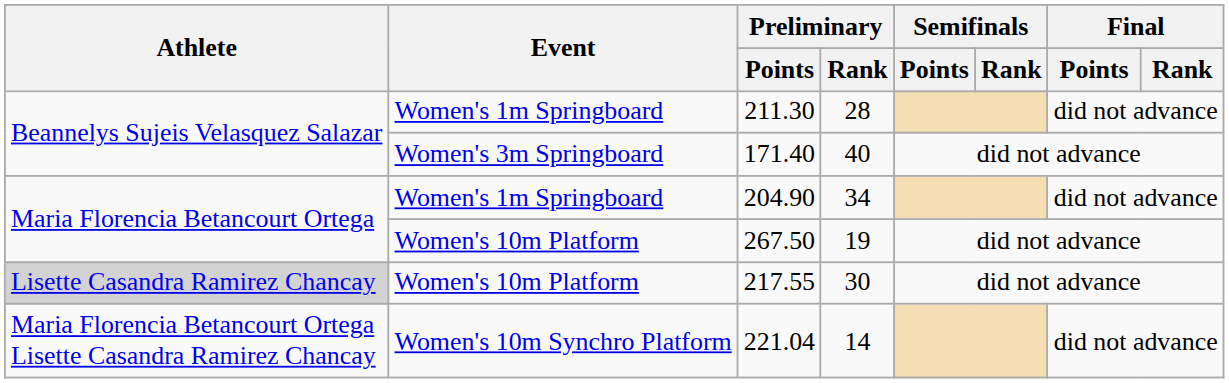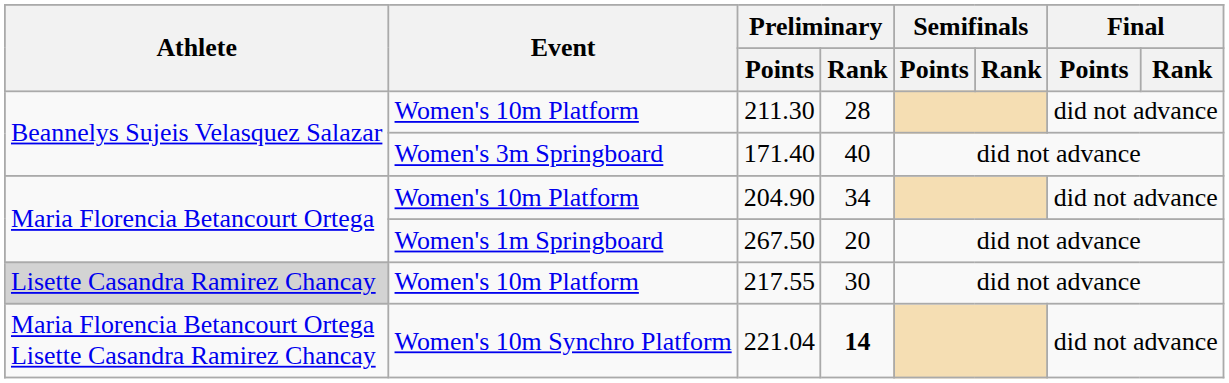(529, 111) Women's 1m Springboard -> (517, 111) Women's 10m Platform
(529, 197) Women's 1m Springboard -> (517, 197) Women's 10m Platform
(517, 240) Women's 10m Platform -> (529, 240) Women's 1m Springboard
(857, 240) 19 -> (857, 240) 20
(857, 340) normal -> (857, 340) bold
